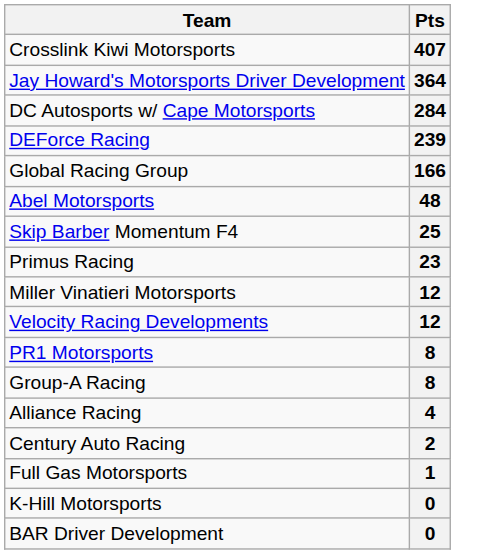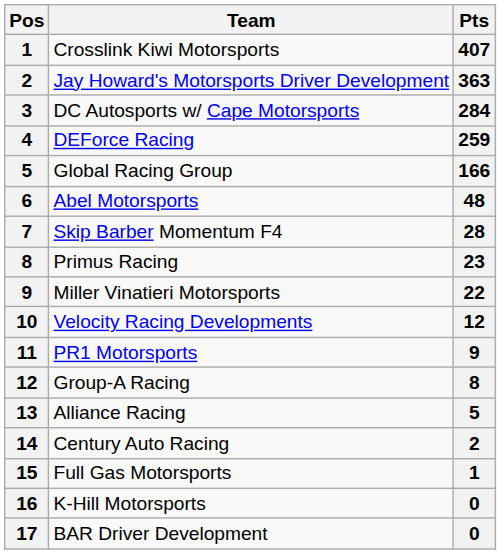+ column: (27, 19)
(430, 80) 364 -> (474, 80) 363
(430, 140) 239 -> (474, 140) 259
(430, 231) 25 -> (474, 231) 28
(430, 291) 12 -> (474, 291) 22
(430, 352) 8 -> (474, 352) 9
(430, 412) 4 -> (474, 412) 5
